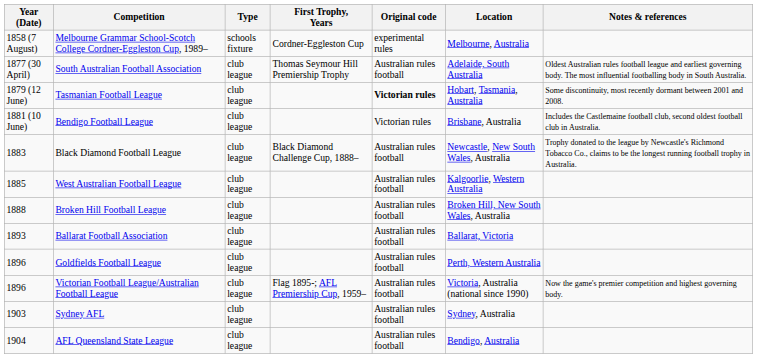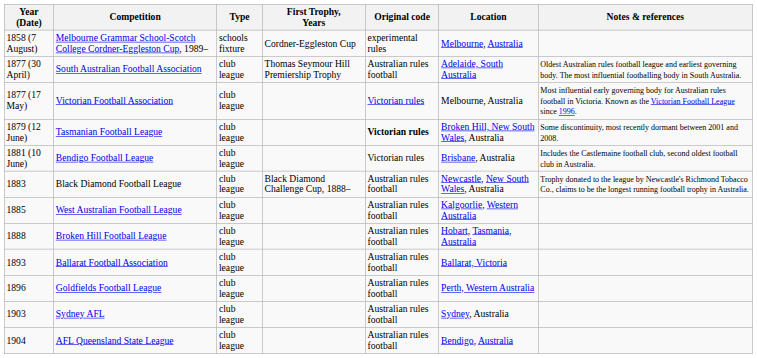+ row: (114, 100)
(483, 95) Hobart, Tasmania, Australia -> (488, 132) Broken Hill, New South Wales, Australia
(494, 210) Broken Hill, New South Wales, Australia -> (476, 236) Hobart, Tasmania, Australia
- row: (127, 288)
